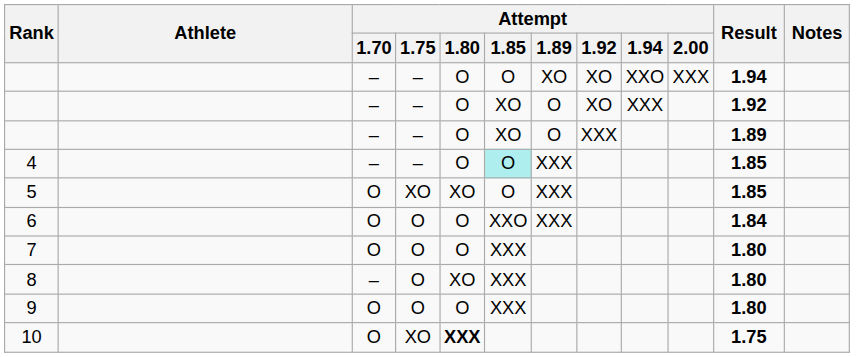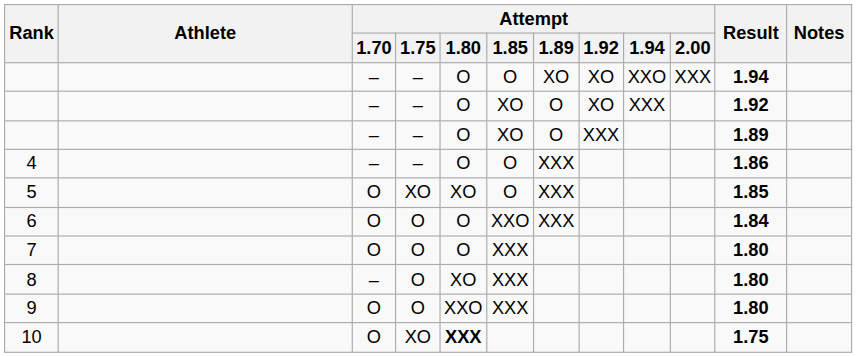(508, 163) paleturquoise background -> (510, 163) no background
(749, 163) 1.85 -> (751, 163) 1.86
(462, 308) O -> (463, 308) XXO
